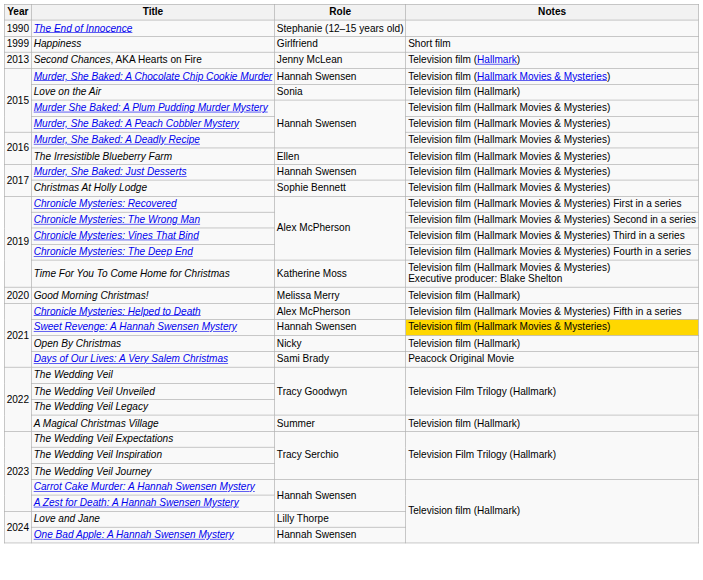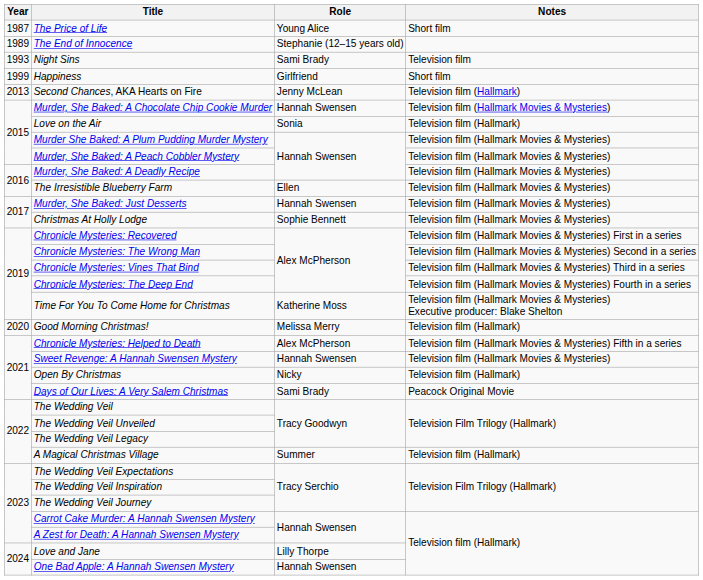+ row: (70, 28)
(18, 28) 1990 -> (18, 44) 1989
+ row: (57, 60)
(509, 327) gold background -> (509, 359) no background
